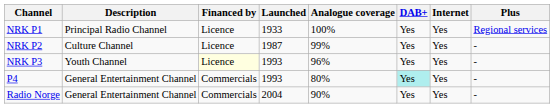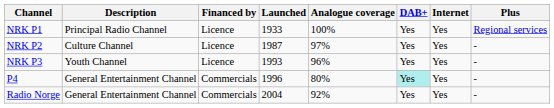(320, 45) 99% -> (320, 45) 97%
(218, 62) lightyellow background -> (218, 62) no background
(272, 78) 1993 -> (272, 78) 1996
(320, 95) 90% -> (320, 95) 92%
